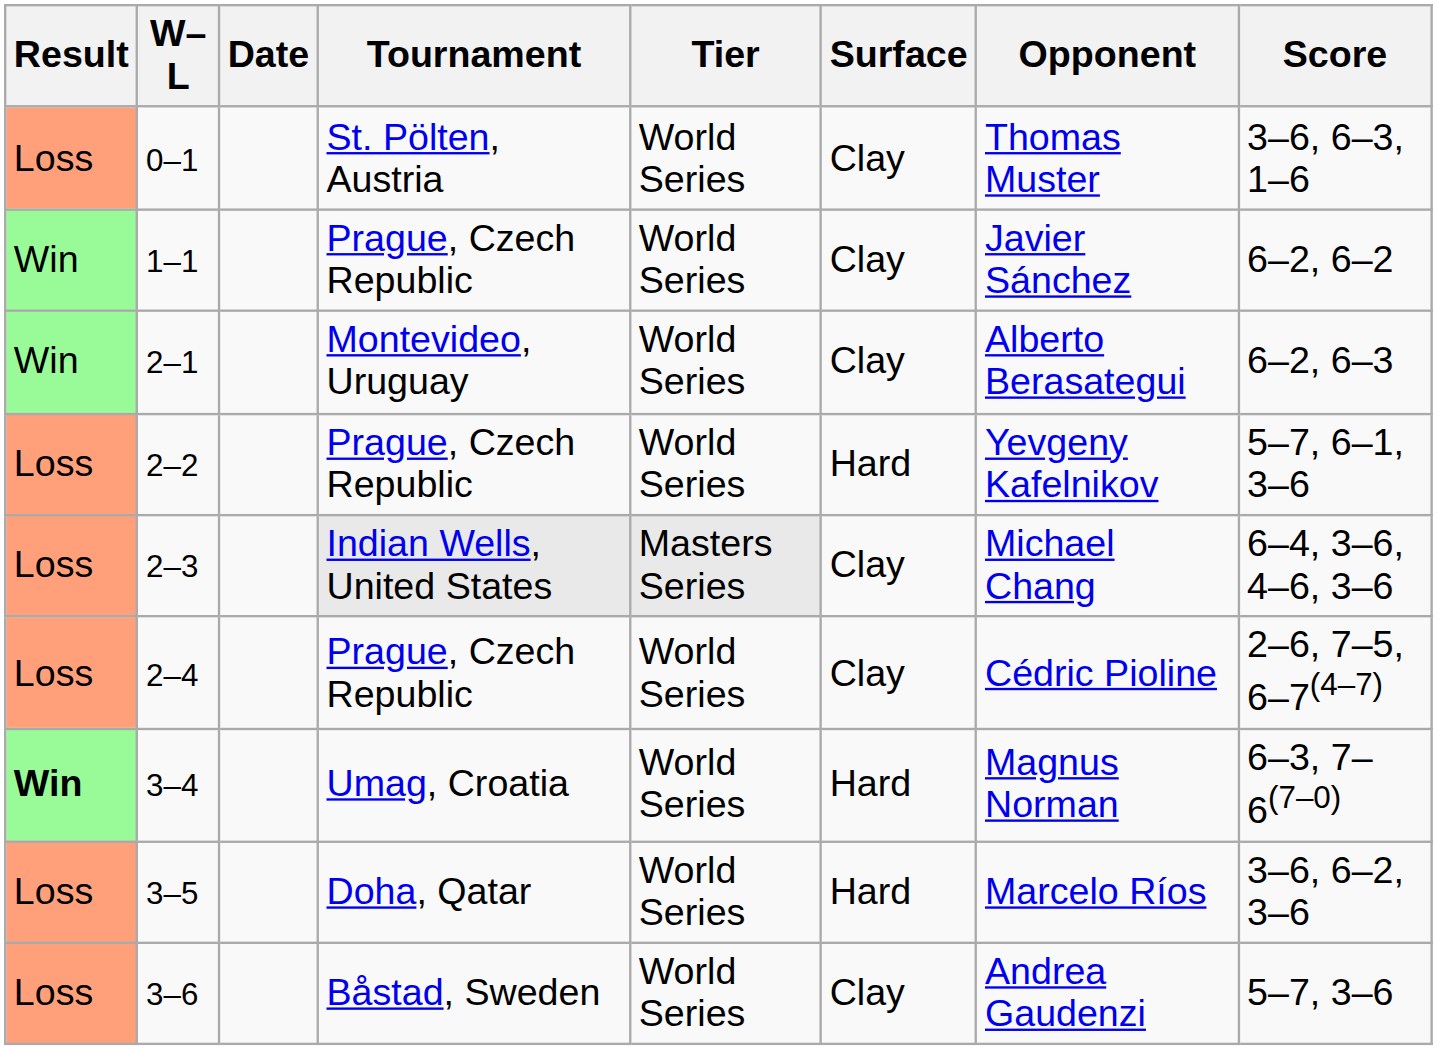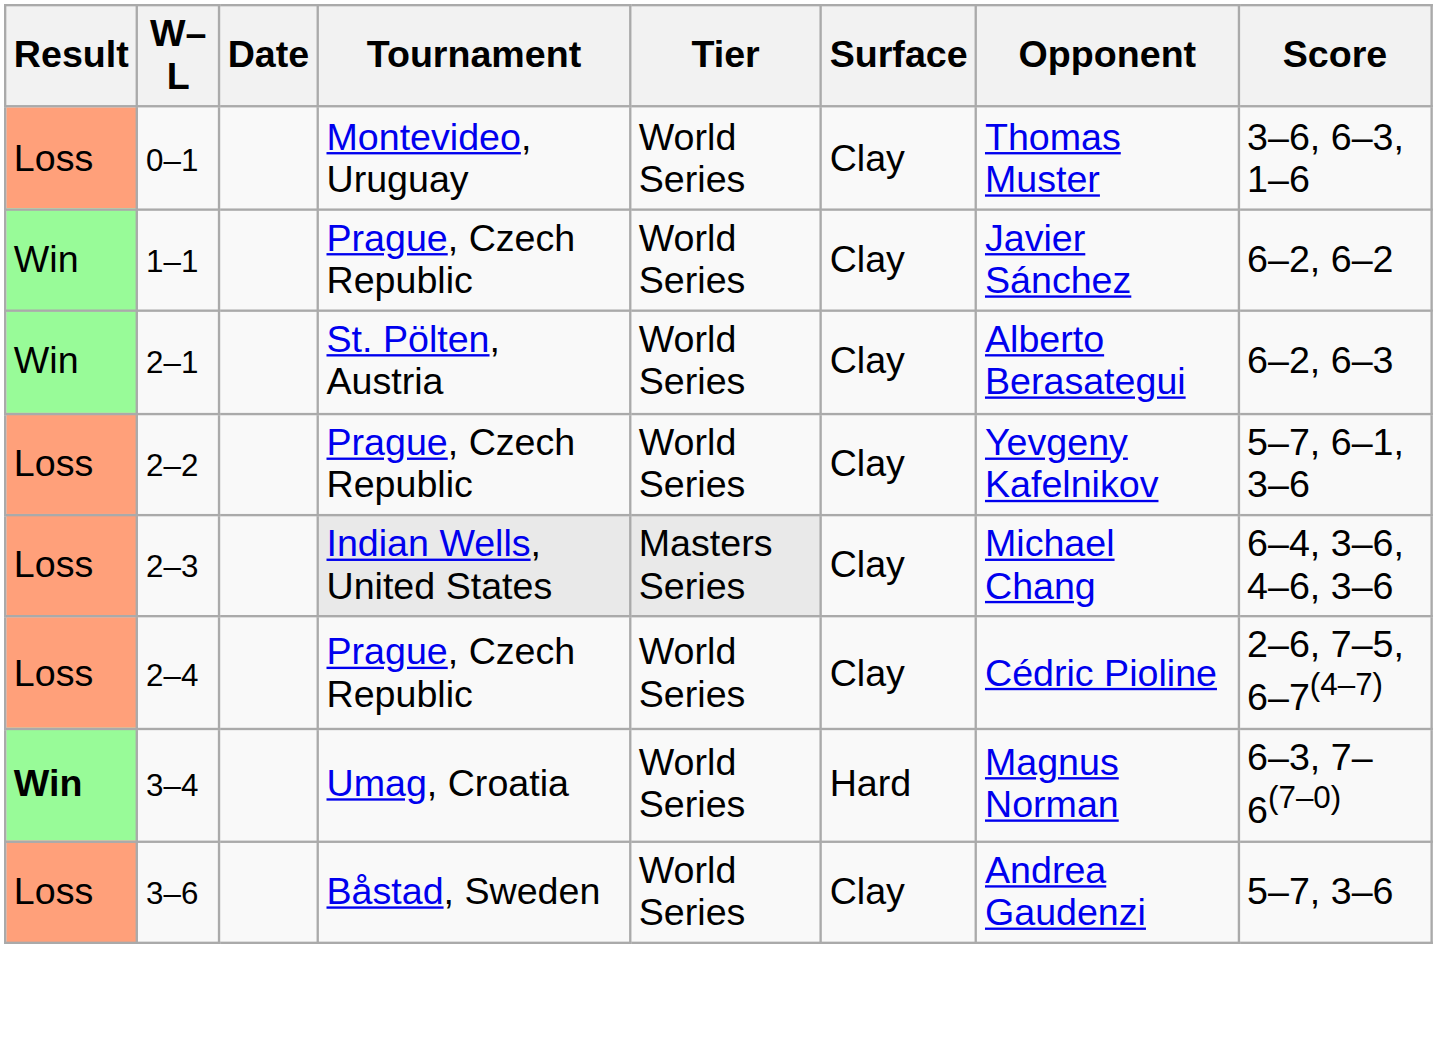(413, 157) St. Pölten, Austria -> (429, 157) Montevideo, Uruguay
(429, 361) Montevideo, Uruguay -> (413, 361) St. Pölten, Austria
(870, 463) Hard -> (867, 463) Clay
- row: (172, 893)
